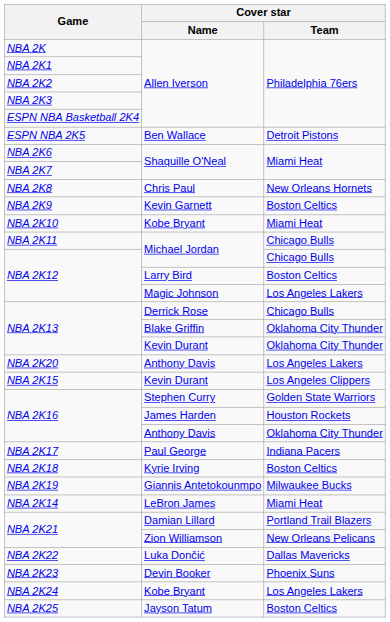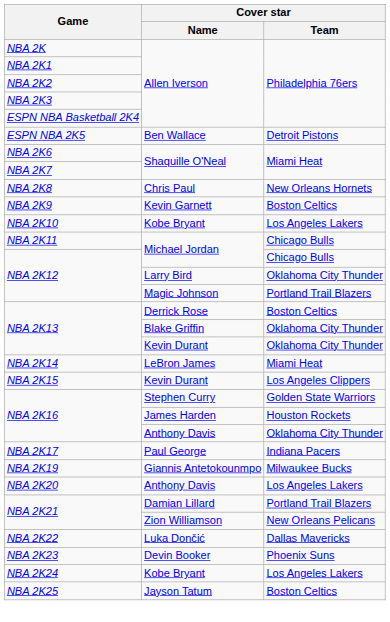(294, 223) Miami Heat -> (315, 223) Los Angeles Lakers
(302, 275) Boston Celtics -> (325, 275) Oklahoma City Thunder
(315, 293) Los Angeles Lakers -> (319, 293) Portland Trail Blazers
(300, 310) Chicago Bulls -> (302, 310) Boston Celtics
rows swapped: (32, 503) <-> (32, 363)
- row: (32, 468)
